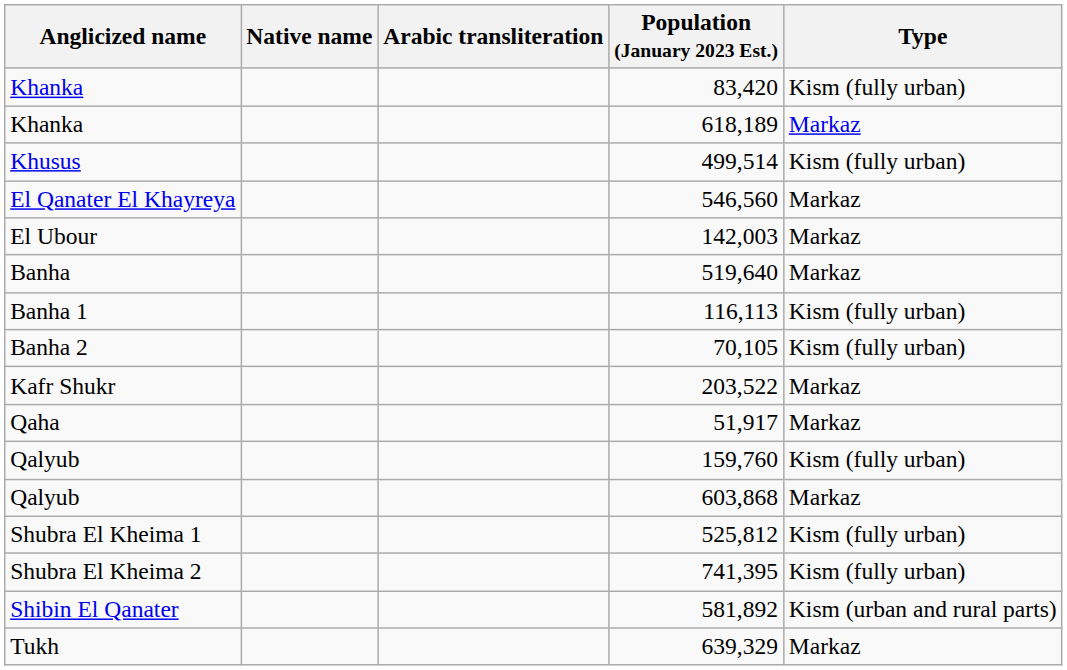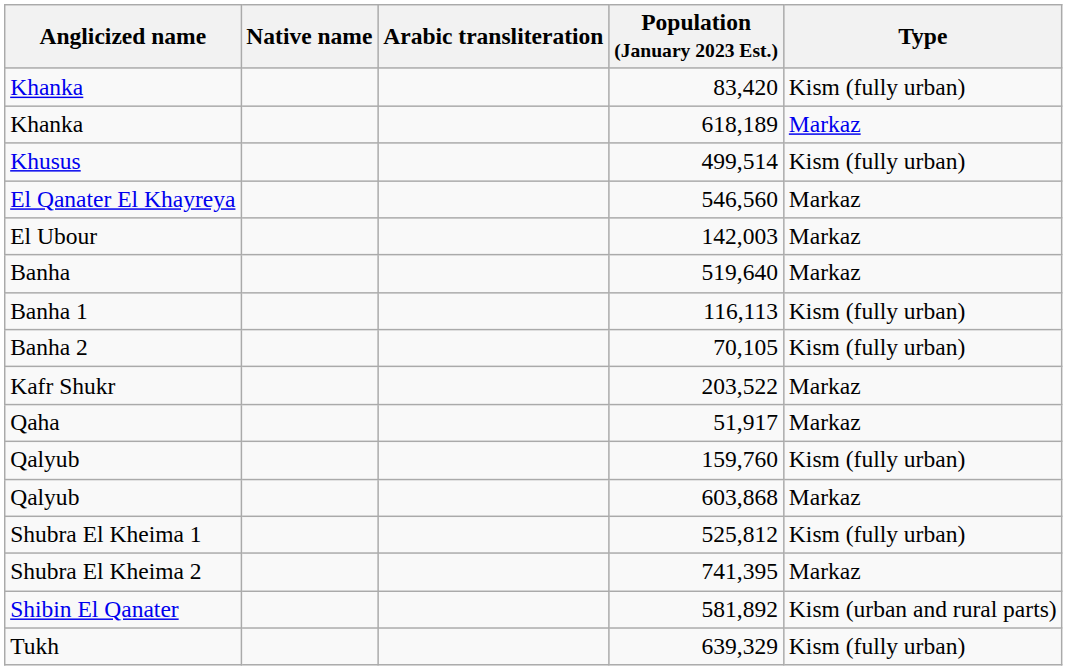(877, 571) Kism (fully urban) -> (825, 571) Markaz
(825, 646) Markaz -> (877, 646) Kism (fully urban)
